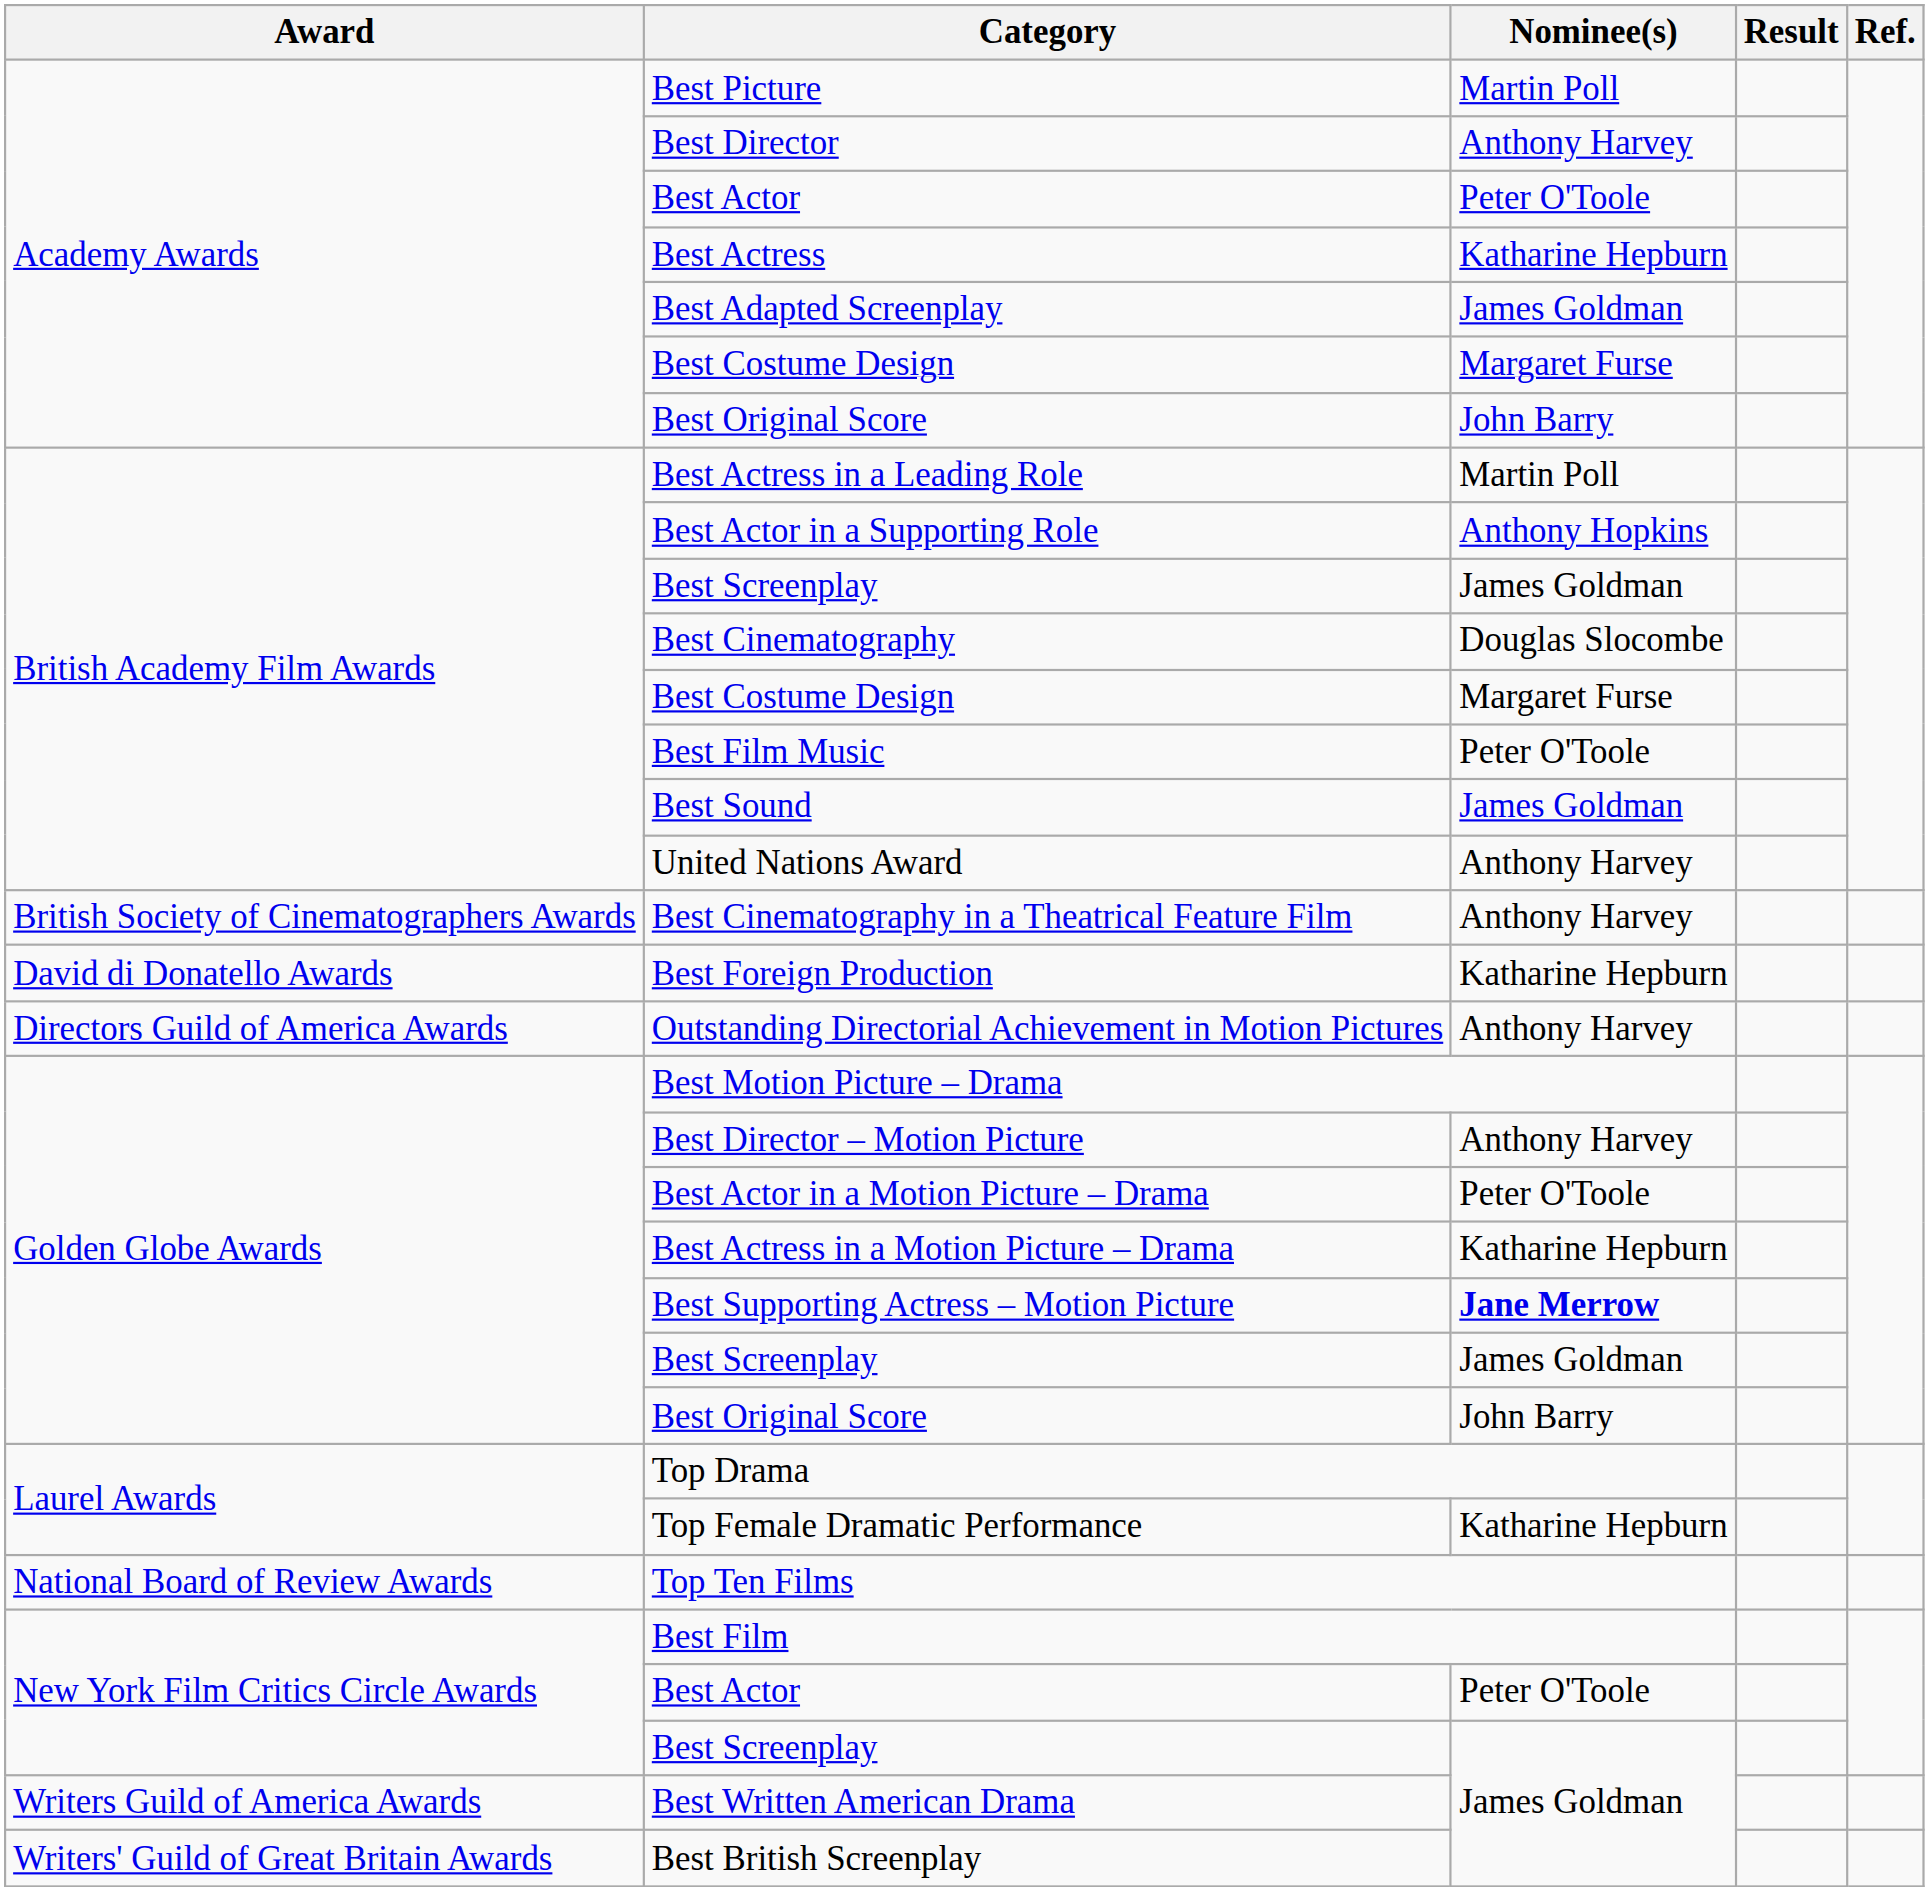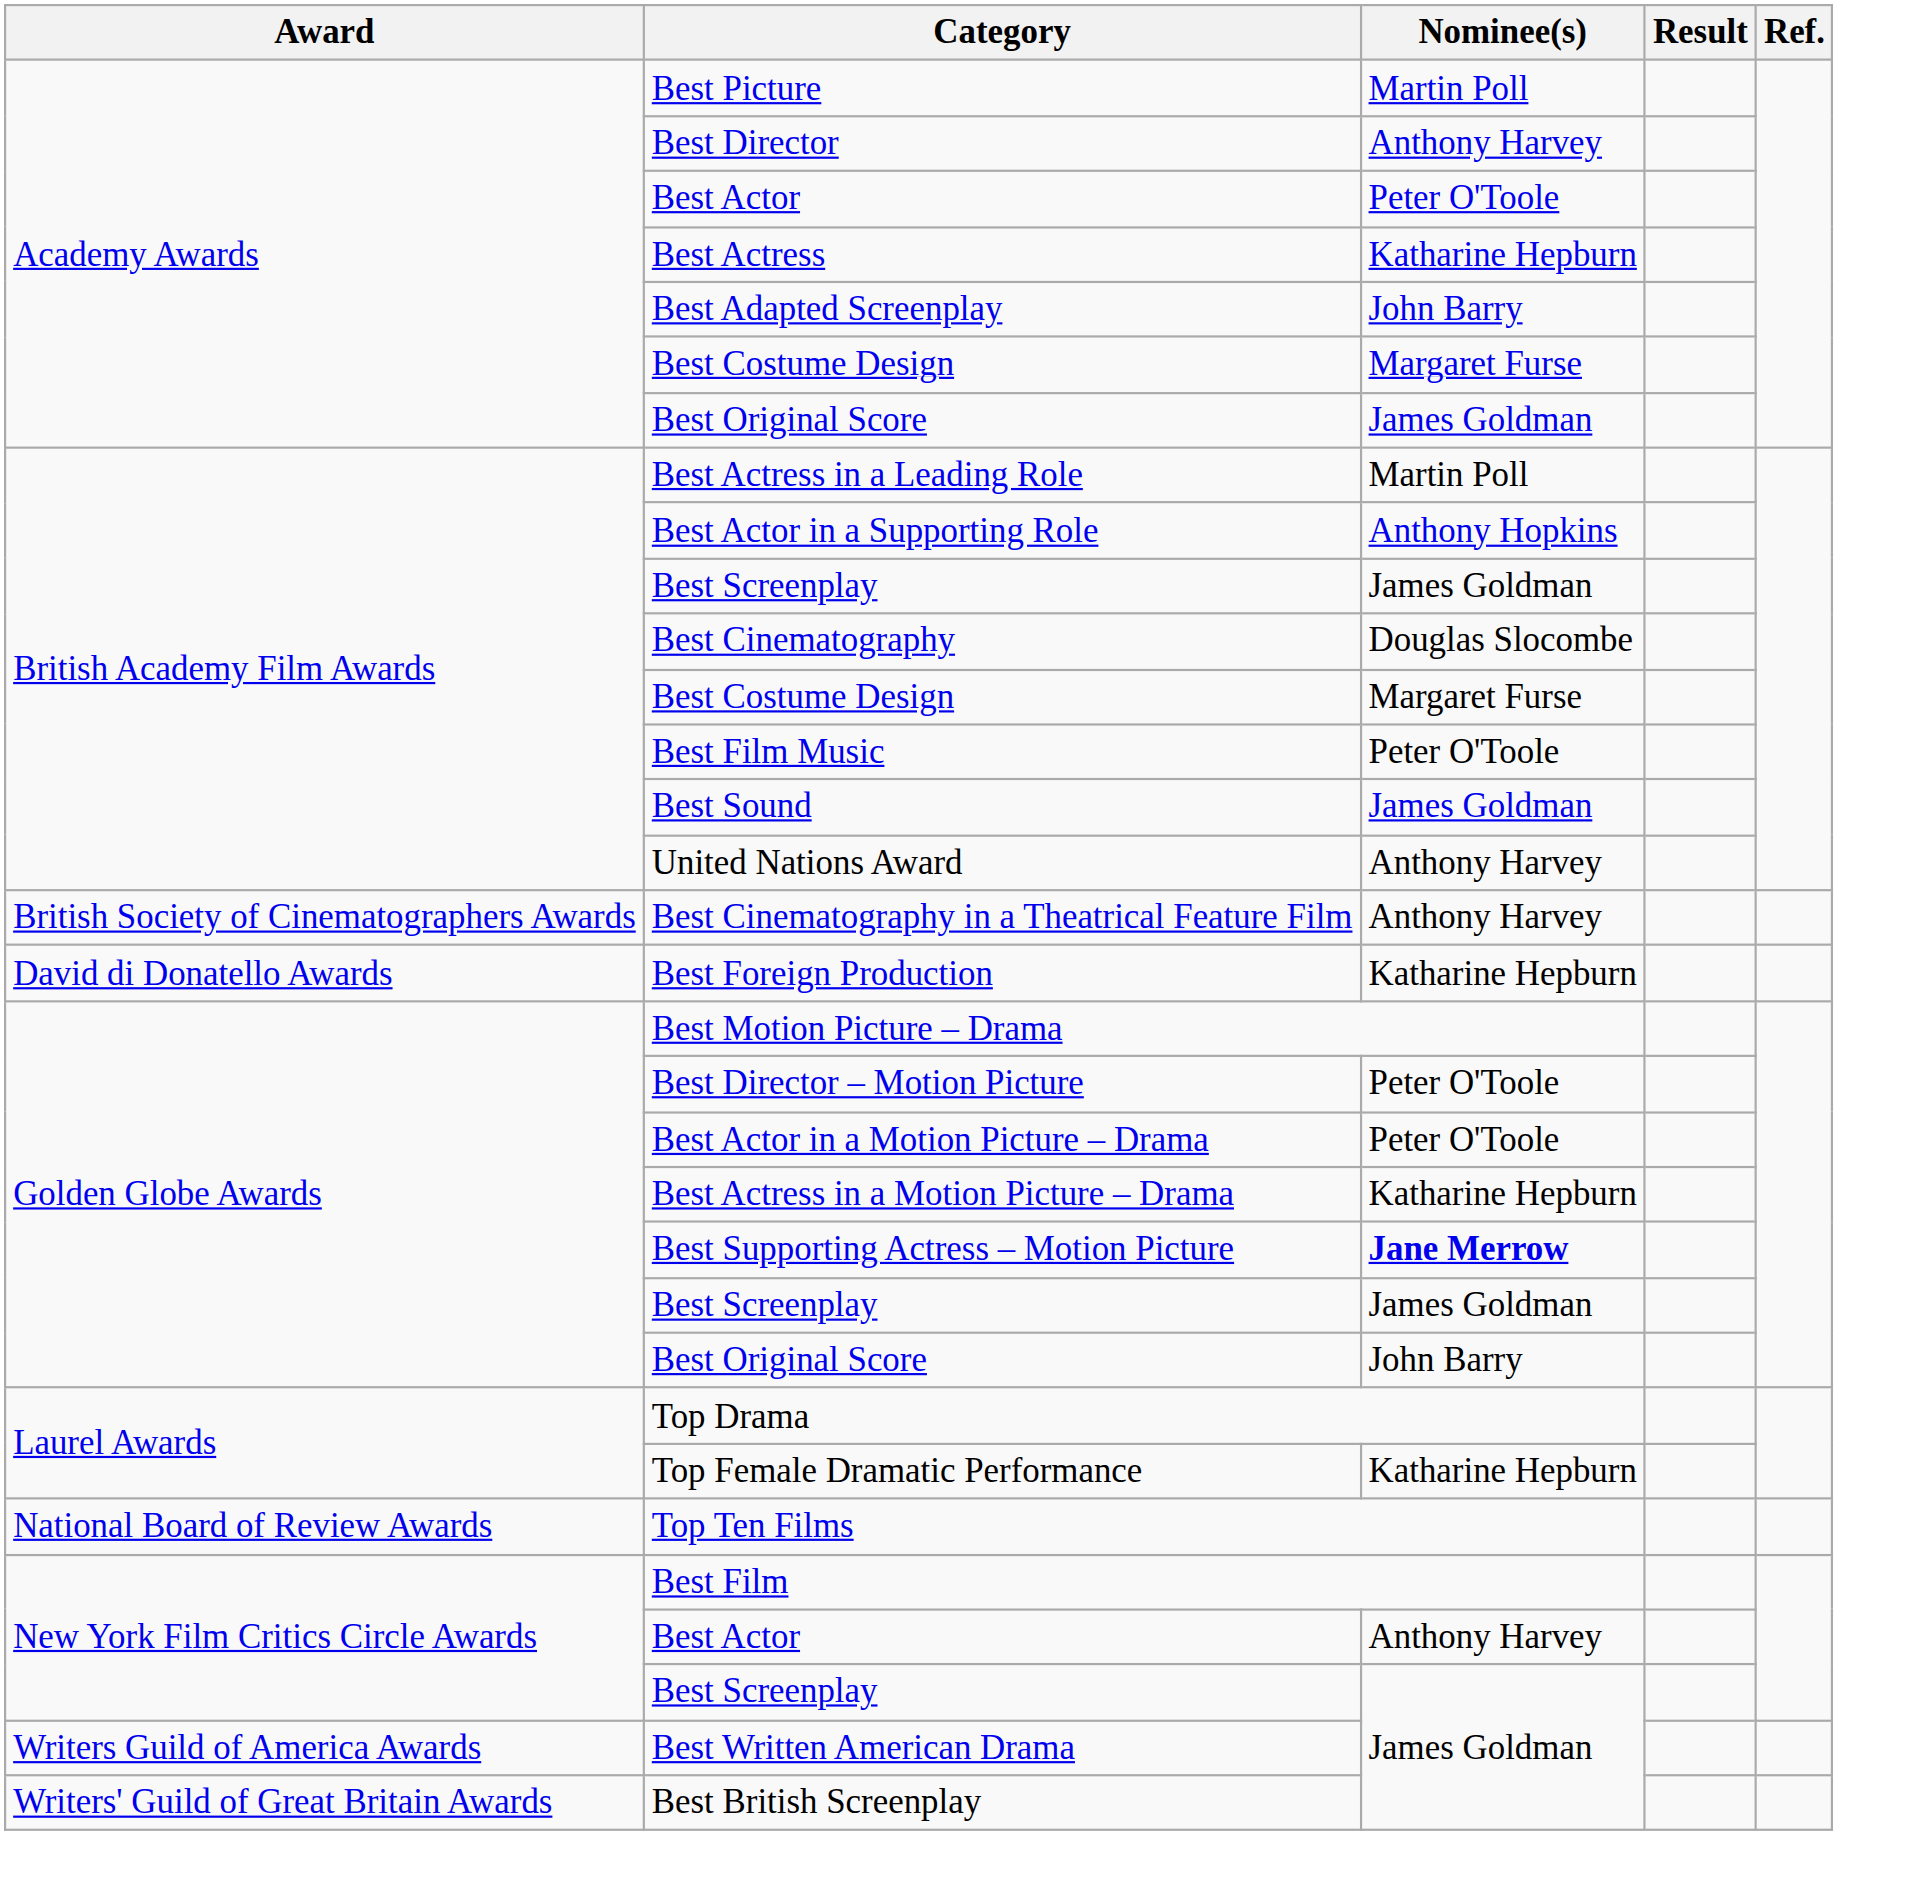(1571, 308) James Goldman -> (1446, 308) John Barry
(1536, 419) John Barry -> (1480, 419) James Goldman
- row: (260, 1027)
(1576, 1138) Anthony Harvey -> (1464, 1083) Peter O'Toole
(1555, 1691) Peter O'Toole -> (1485, 1636) Anthony Harvey
